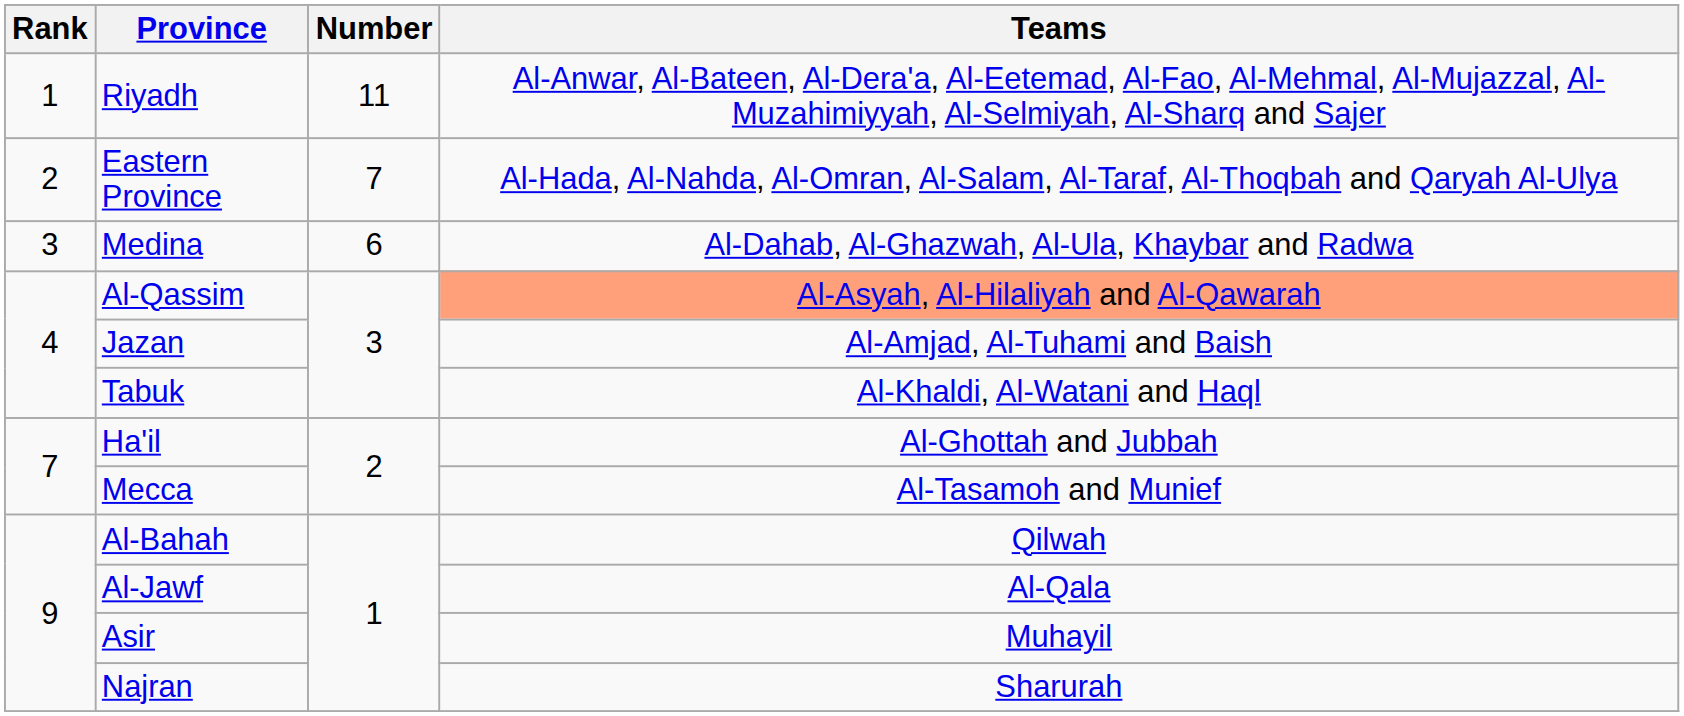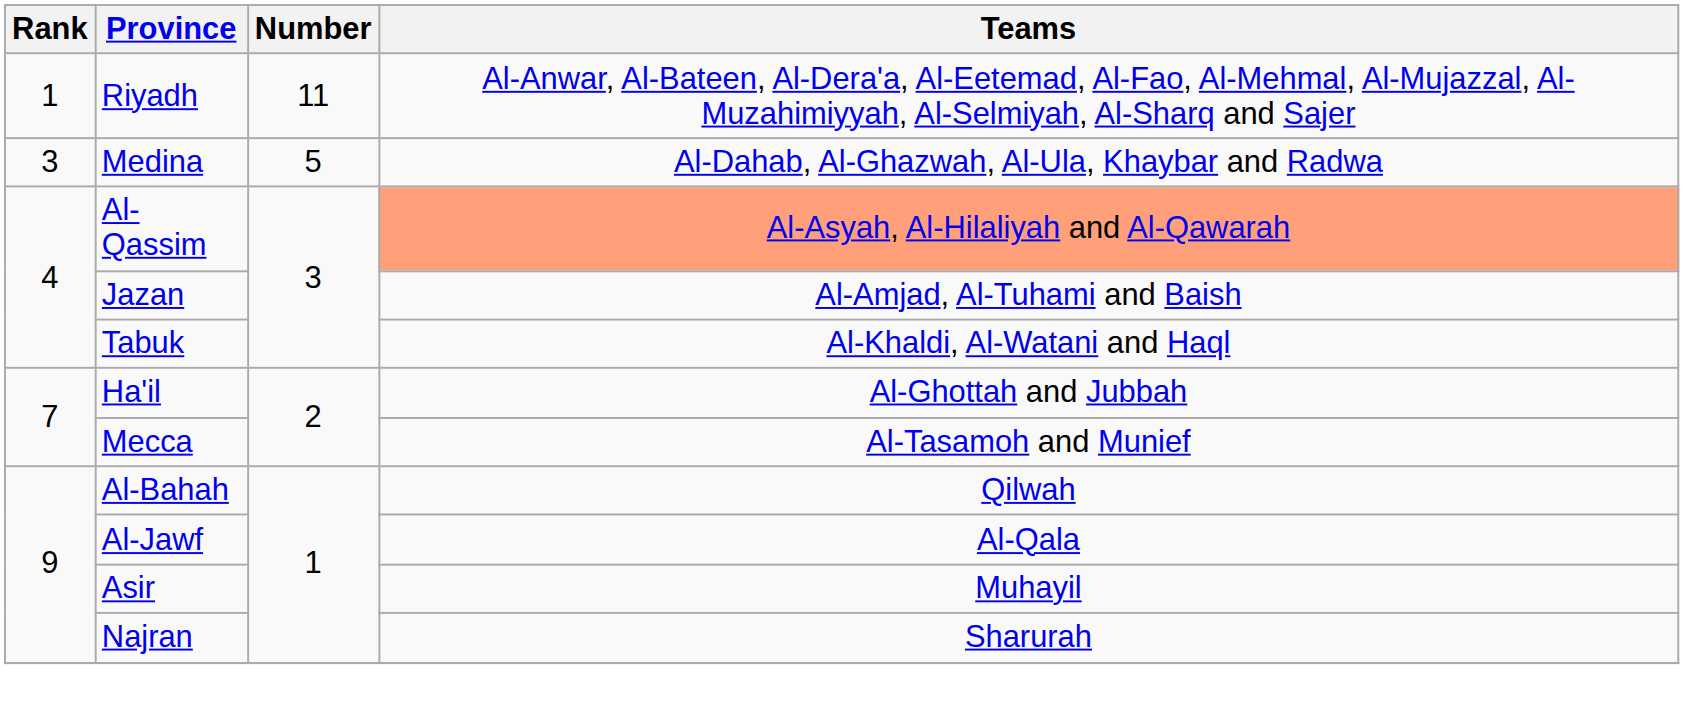- row: (162, 179)
(374, 245) 6 -> (313, 161) 5
